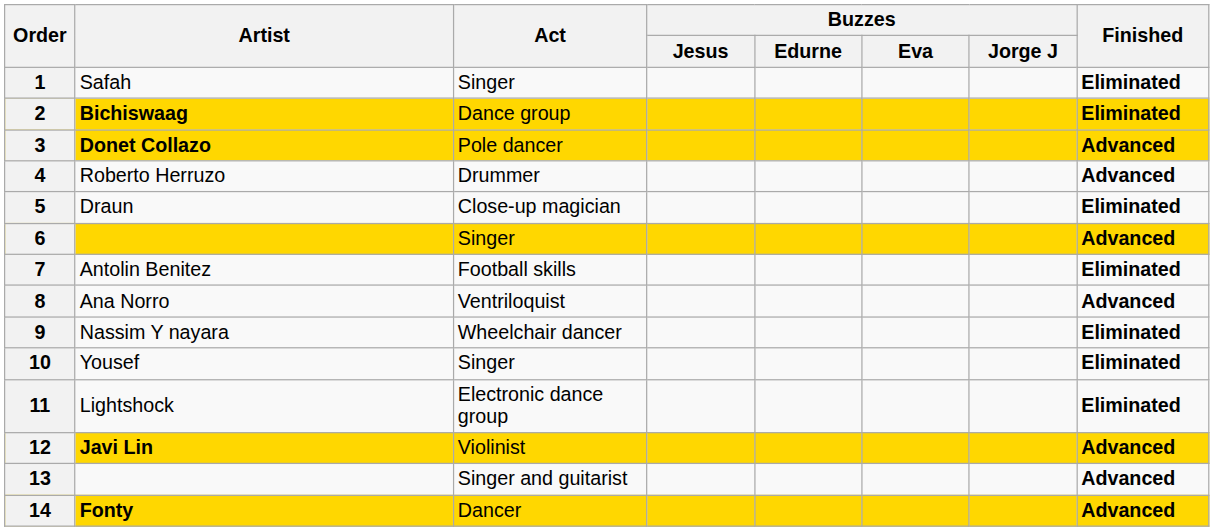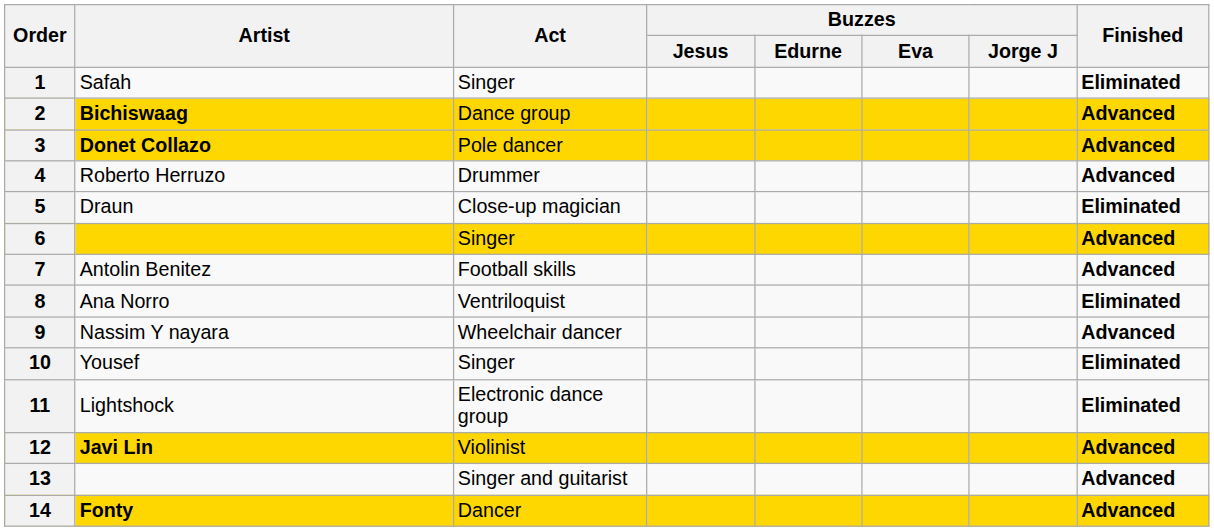(1131, 113) Eliminated -> (1128, 113) Advanced
(1131, 269) Eliminated -> (1128, 269) Advanced
(1128, 301) Advanced -> (1131, 301) Eliminated
(1131, 332) Eliminated -> (1128, 332) Advanced
